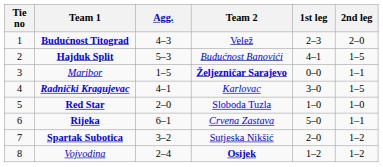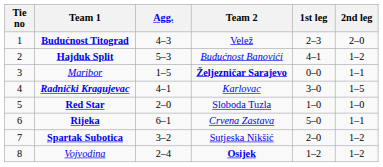(357, 56) 1–5 -> (357, 56) 1–2
